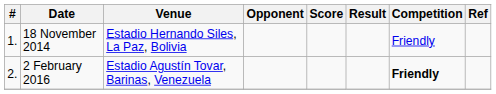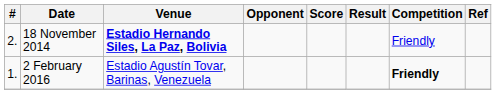(12, 40) 1. -> (12, 40) 2.
(171, 40) normal -> (166, 40) bold
(12, 73) 2. -> (12, 73) 1.
